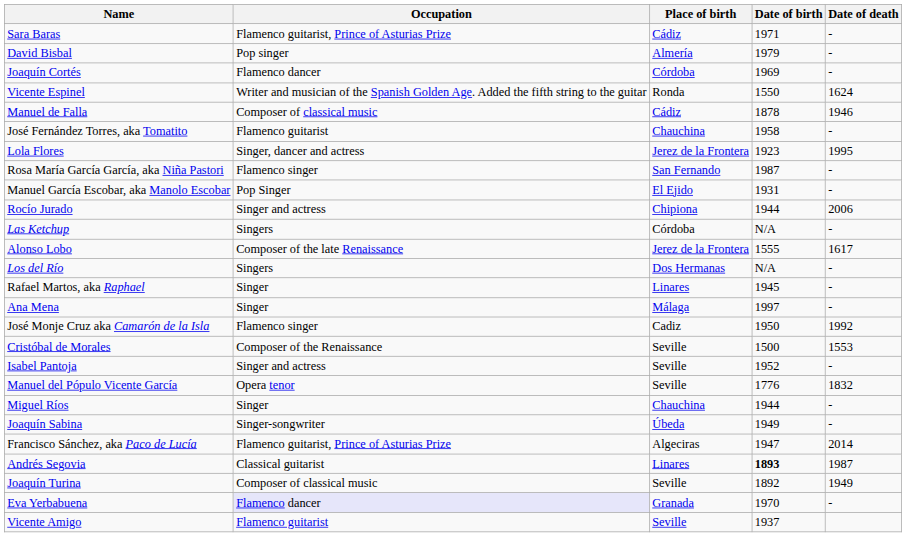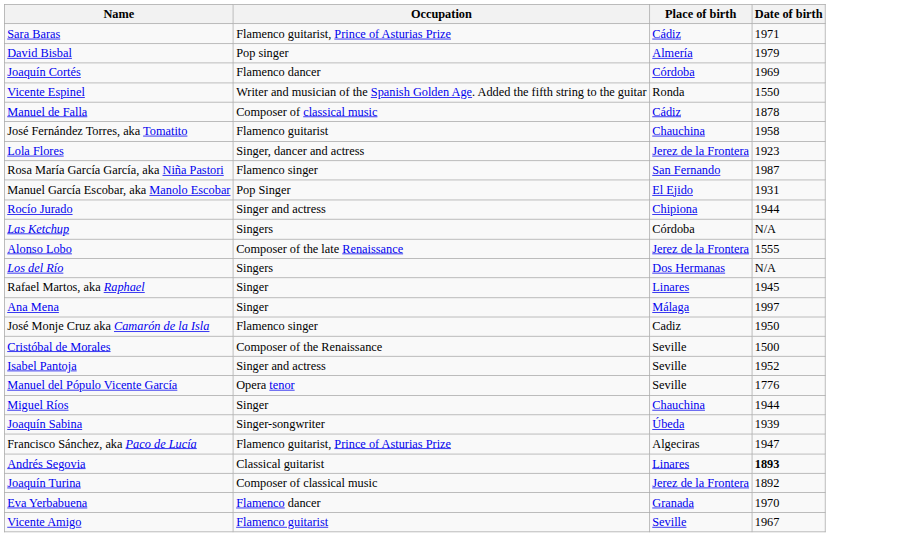- column: (863, 14)
(767, 424) 1949 -> (767, 424) 1939
(669, 483) Seville -> (701, 483) Jerez de la Frontera
(278, 502) lavender background -> (278, 502) no background
(767, 522) 1937 -> (767, 522) 1967
